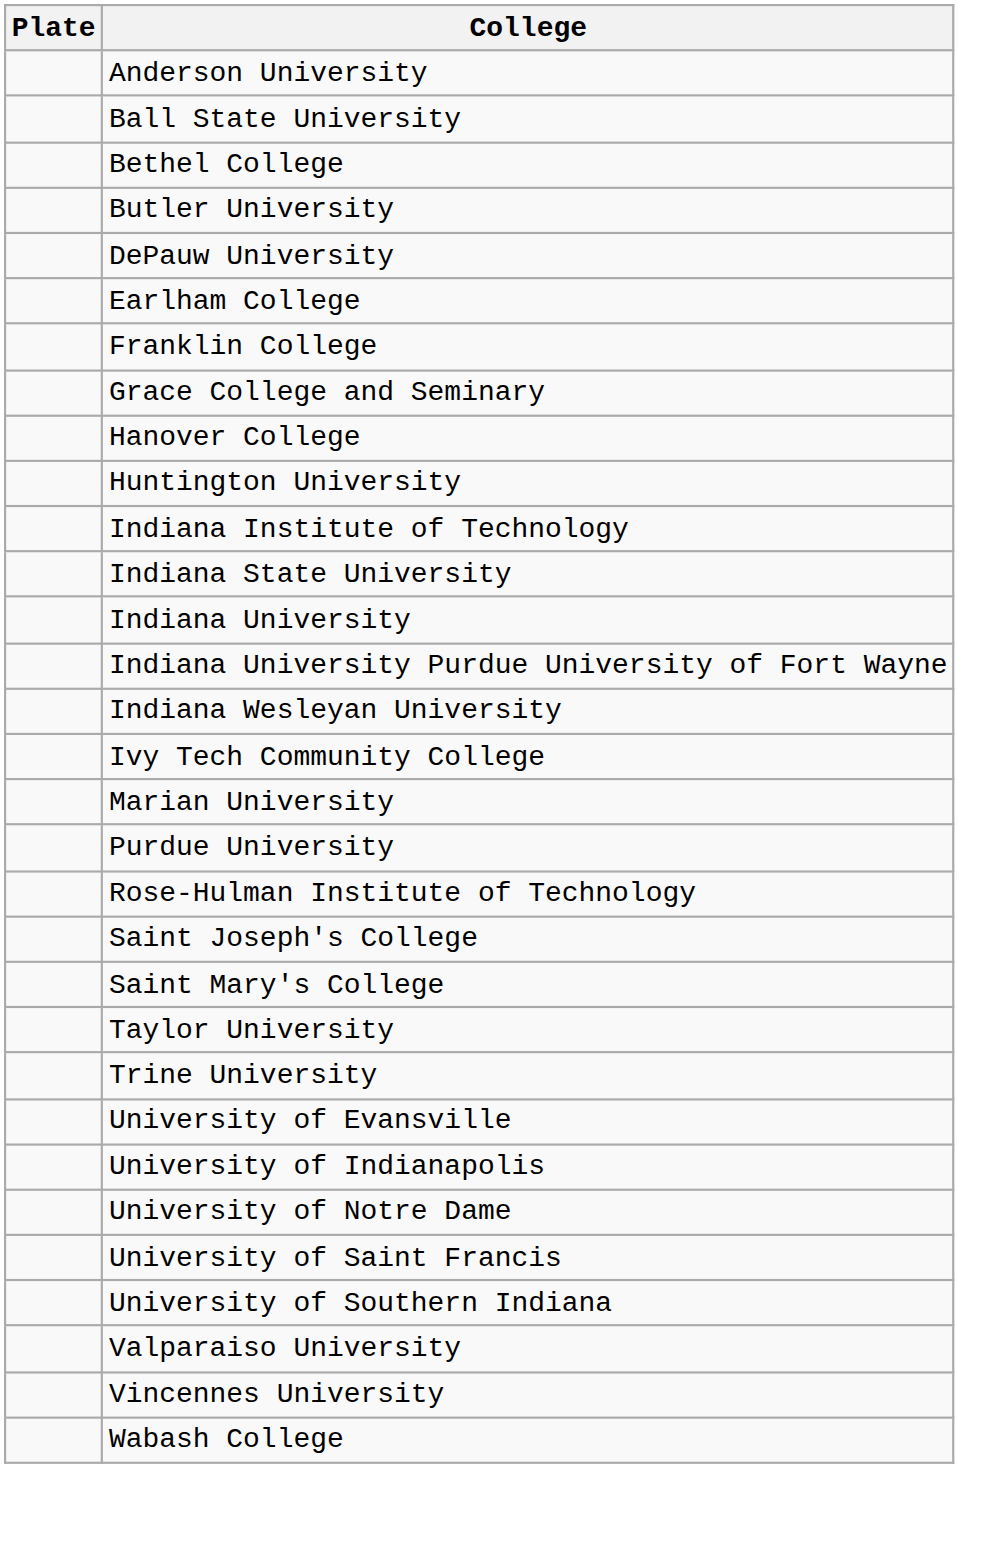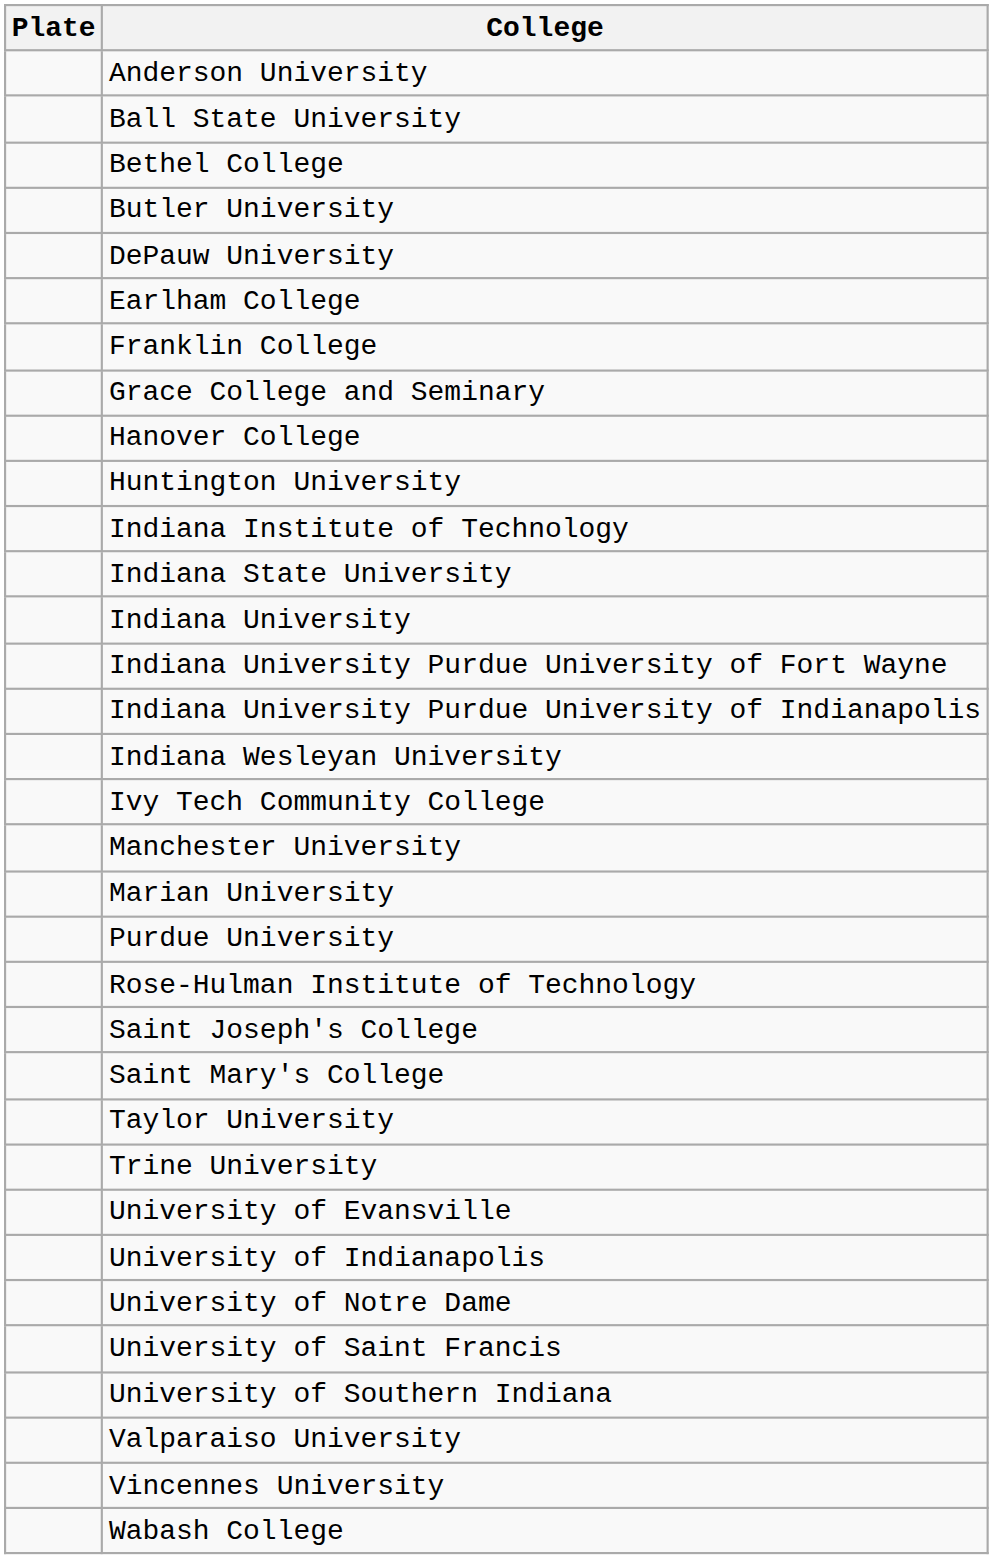+ row: (545, 711)
+ row: (285, 848)
